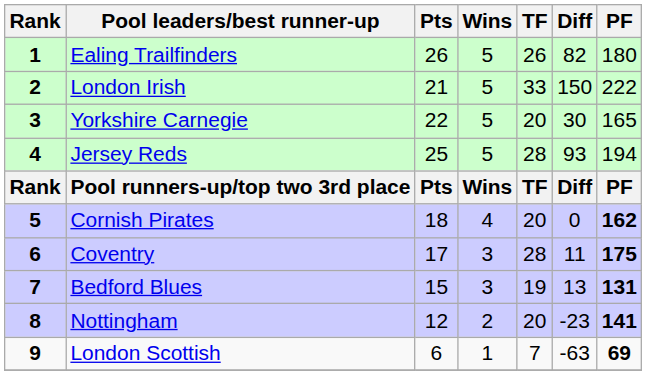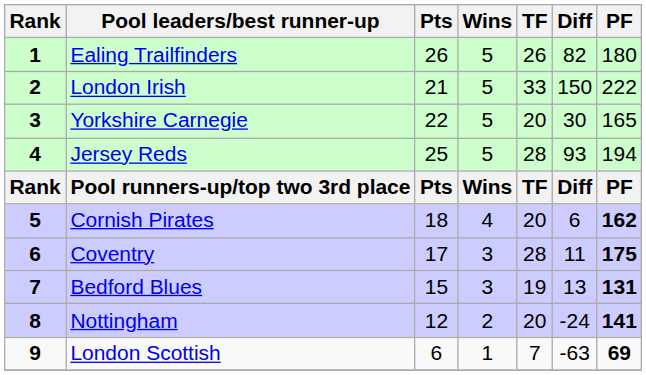(575, 220) 0 -> (575, 220) 6
(575, 320) -23 -> (575, 320) -24
